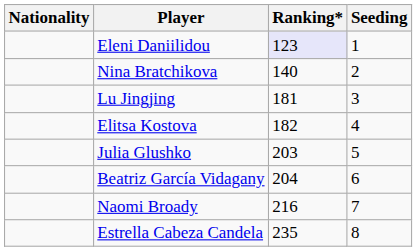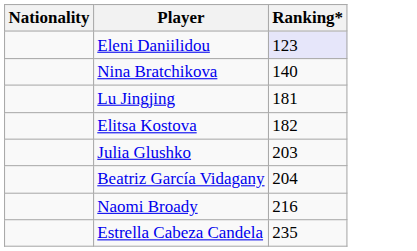- column: (379, 17)
